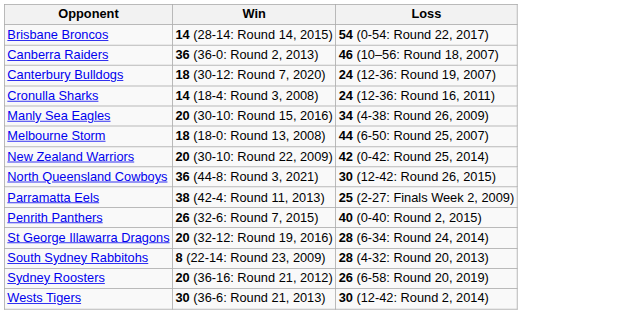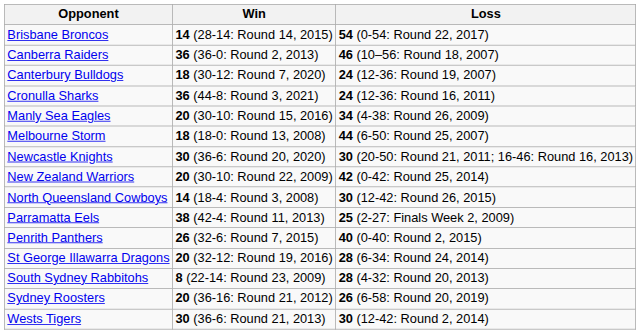(247, 95) 14 (18-4: Round 3, 2008) -> (247, 95) 36 (44-8: Round 3, 2021)
+ row: (60, 156)
(247, 177) 36 (44-8: Round 3, 2021) -> (247, 197) 14 (18-4: Round 3, 2008)
